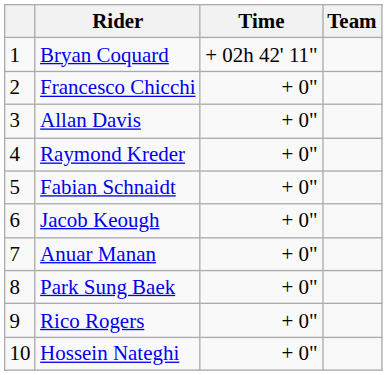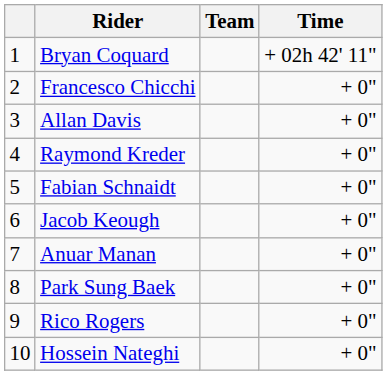columns swapped: (352, 21) <-> (261, 21)
